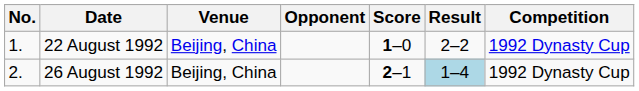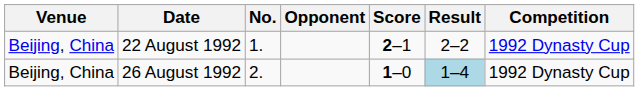columns swapped: (22, 18) <-> (224, 18)
(397, 45) 1–0 -> (397, 45) 2–1
(397, 72) 2–1 -> (397, 72) 1–0
